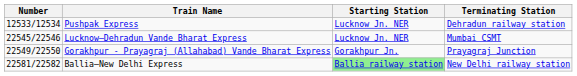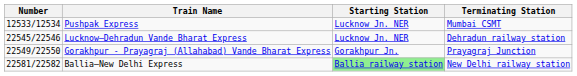(506, 24) Dehradun railway station -> (474, 24) Mumbai CSMT
(474, 38) Mumbai CSMT -> (506, 38) Dehradun railway station
